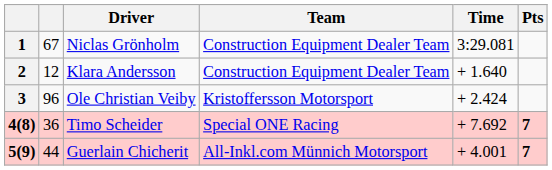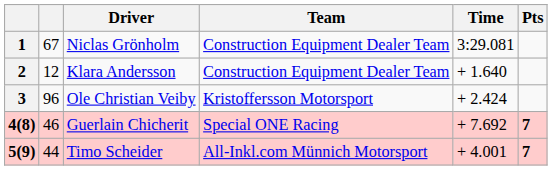(51, 125) 36 -> (51, 125) 46
(115, 125) Timo Scheider -> (127, 125) Guerlain Chicherit
(127, 152) Guerlain Chicherit -> (115, 152) Timo Scheider
